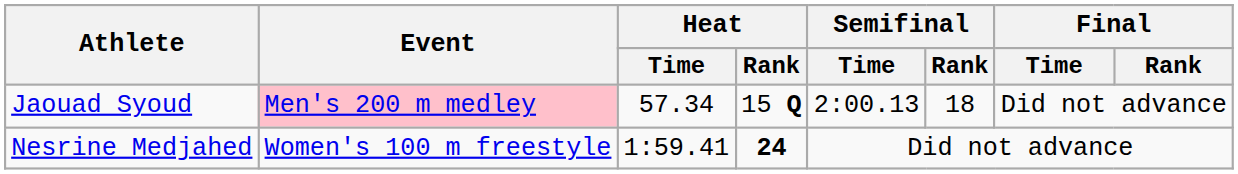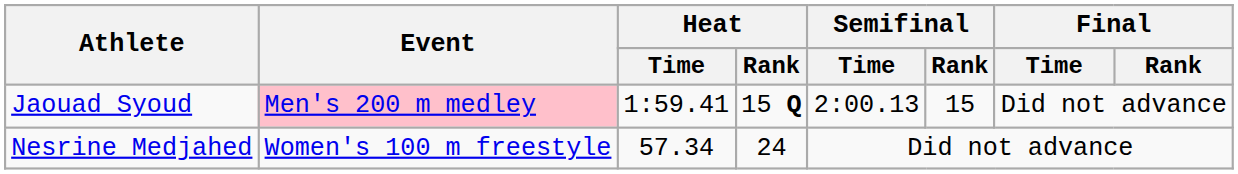(676, 106) 57.34 -> (676, 106) 1:59.41
(960, 106) 18 -> (960, 106) 15
(676, 148) 1:59.41 -> (676, 148) 57.34
(772, 148) bold -> (772, 148) normal
